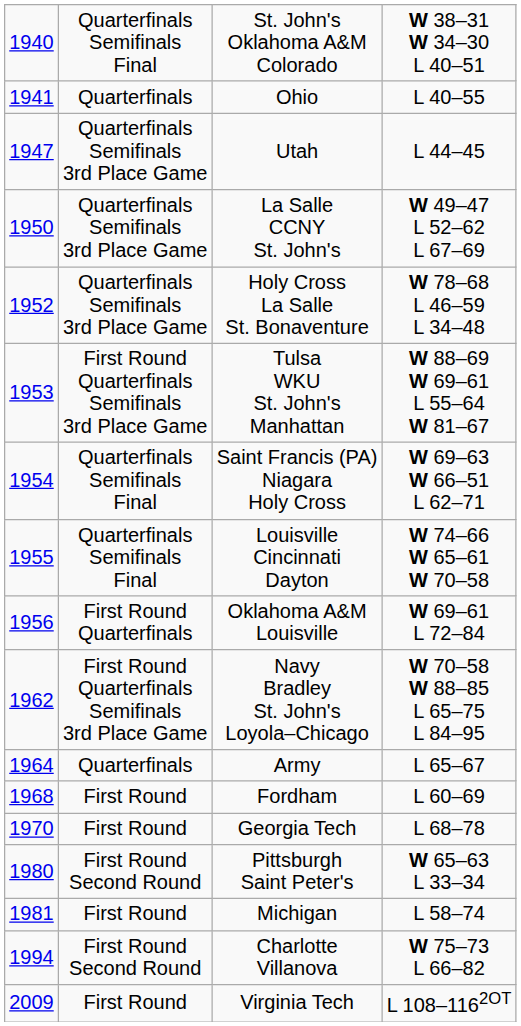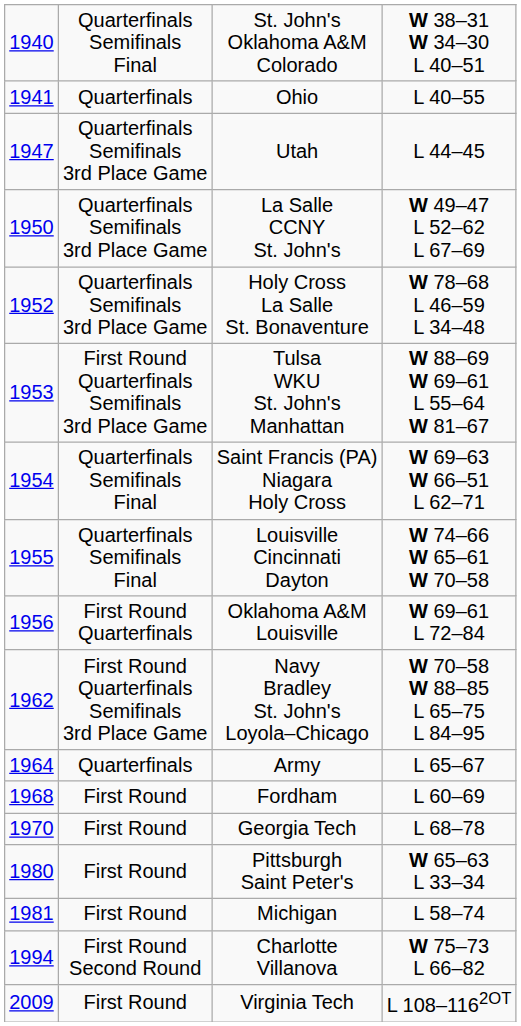(135, 871) First Round Second Round -> (135, 871) First Round
